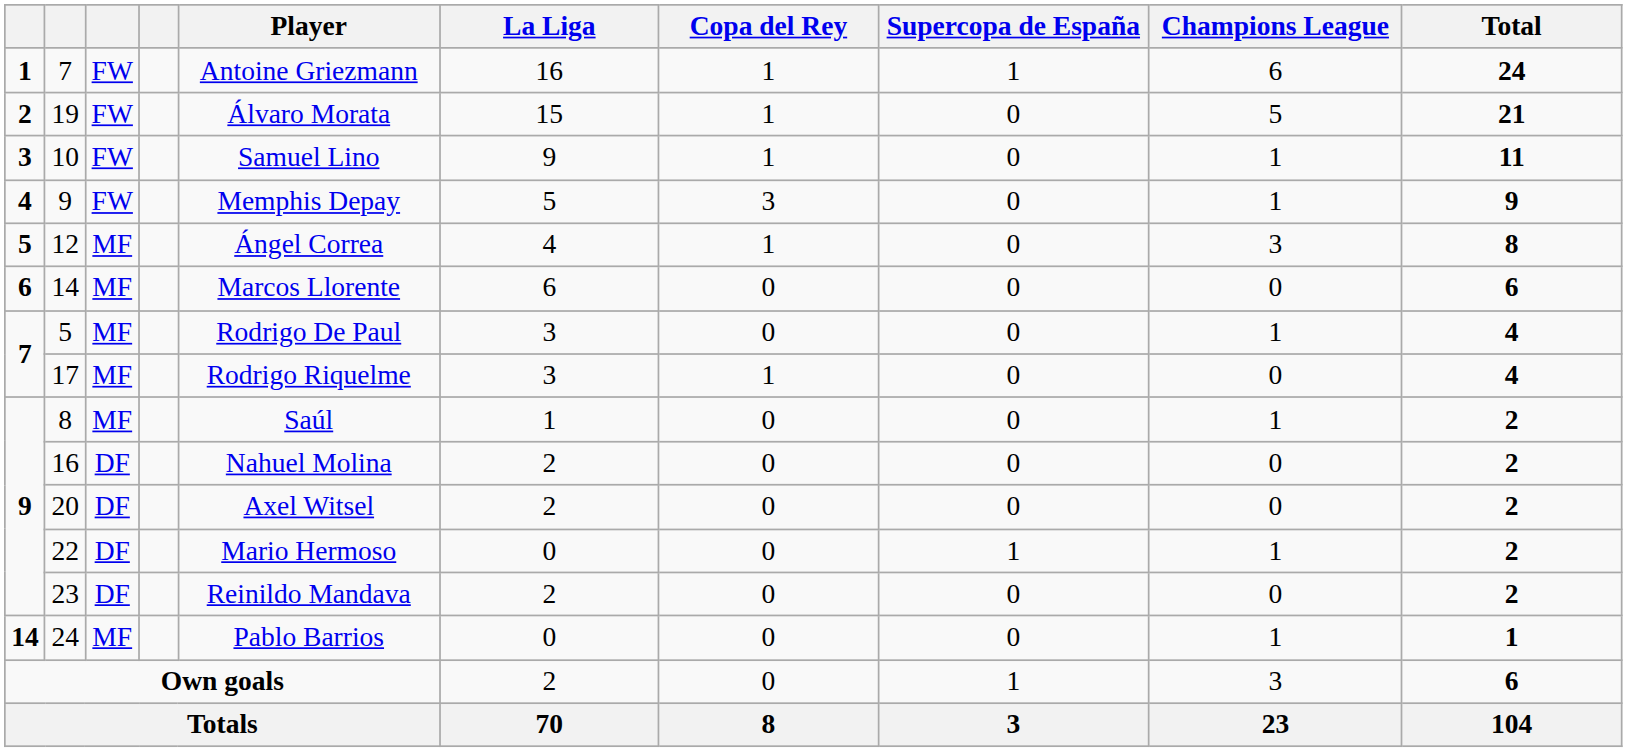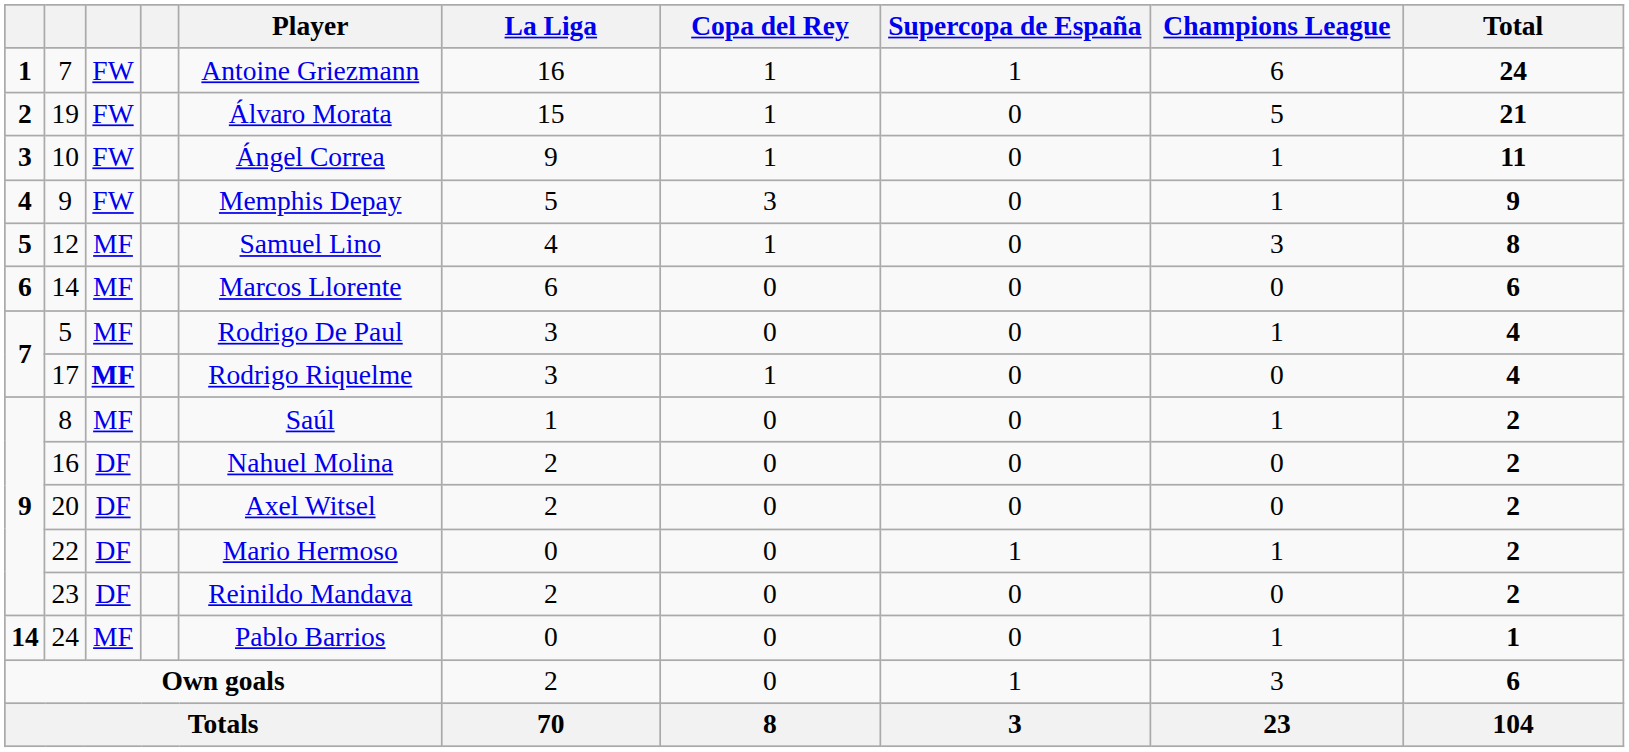(309, 157) Samuel Lino -> (310, 157) Ángel Correa
(309, 244) Ángel Correa -> (310, 244) Samuel Lino
(112, 375) normal -> (113, 375) bold
